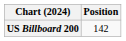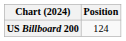(101, 28) 142 -> (101, 28) 124
